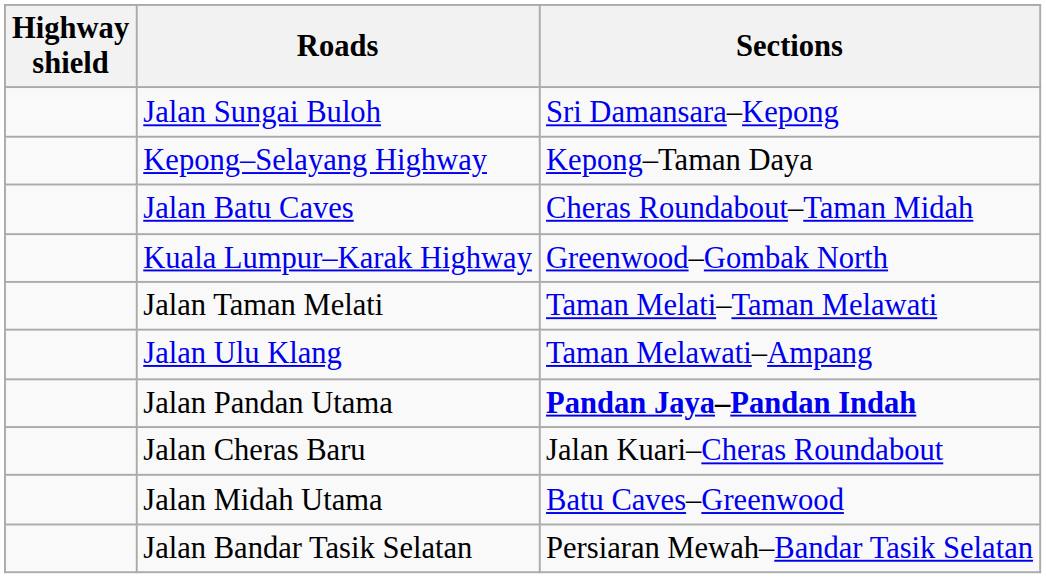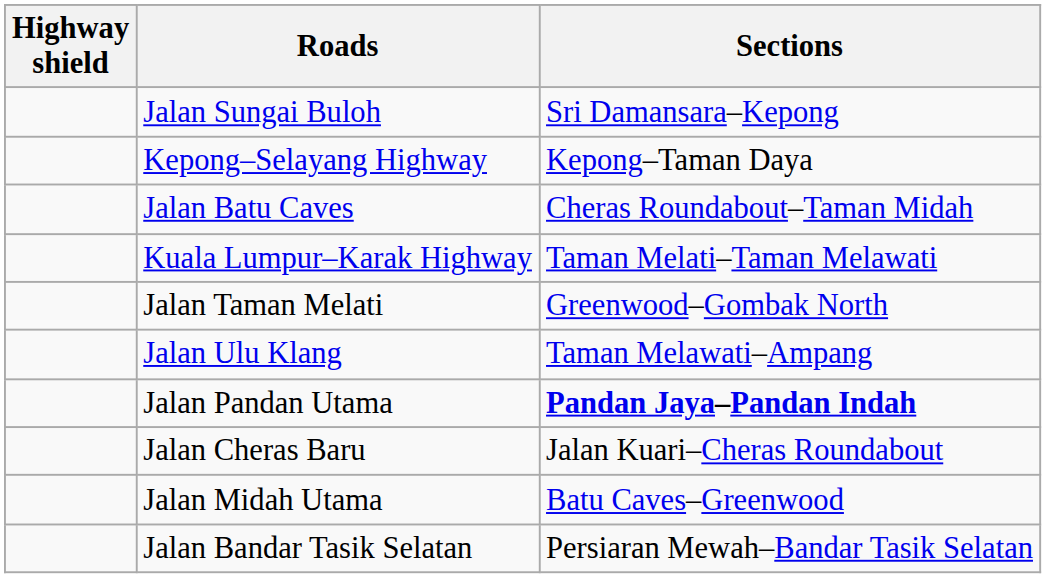(717, 256) Greenwood–Gombak North -> (742, 256) Taman Melati–Taman Melawati
(742, 305) Taman Melati–Taman Melawati -> (717, 305) Greenwood–Gombak North
